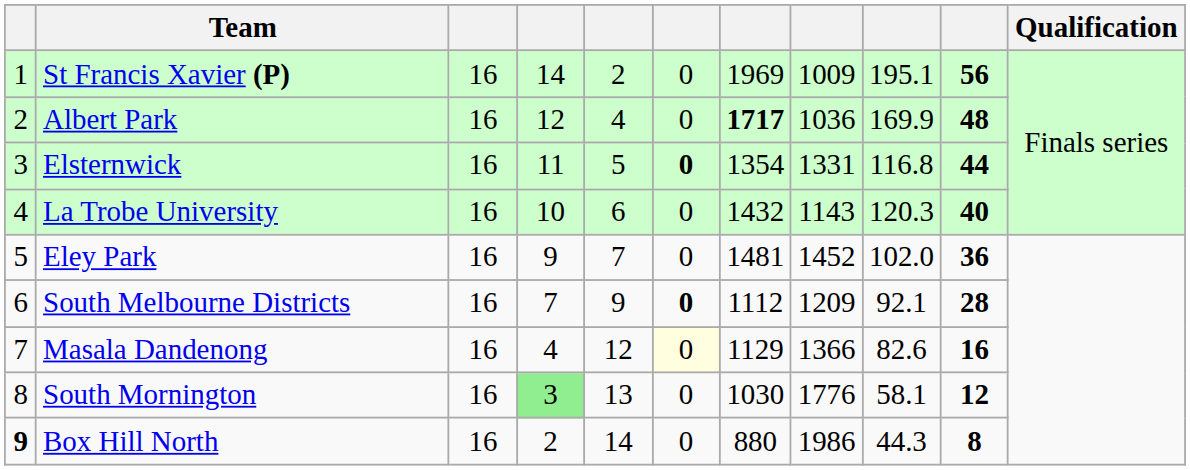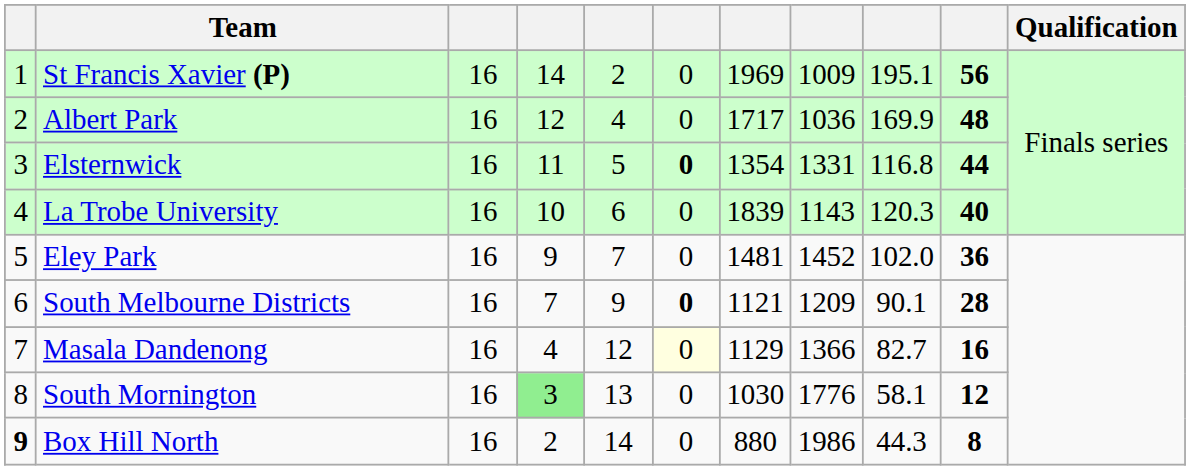(755, 119) bold -> (755, 119) normal
(755, 211) 1432 -> (755, 211) 1839
(755, 303) 1112 -> (755, 303) 1121
(902, 303) 92.1 -> (902, 303) 90.1
(902, 348) 82.6 -> (902, 348) 82.7
